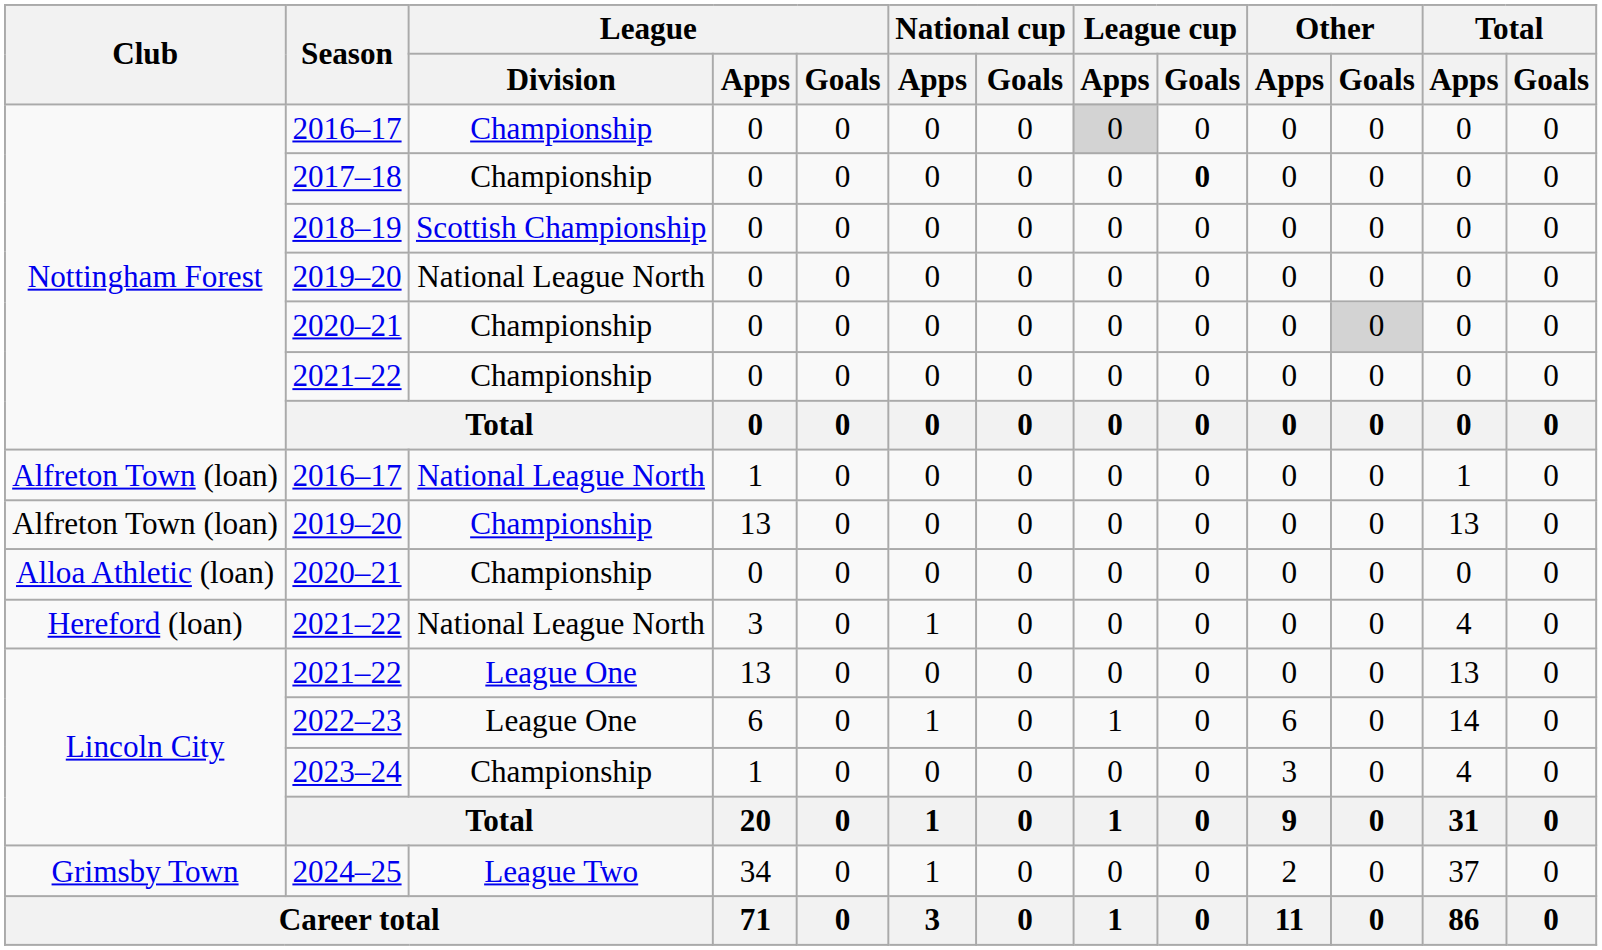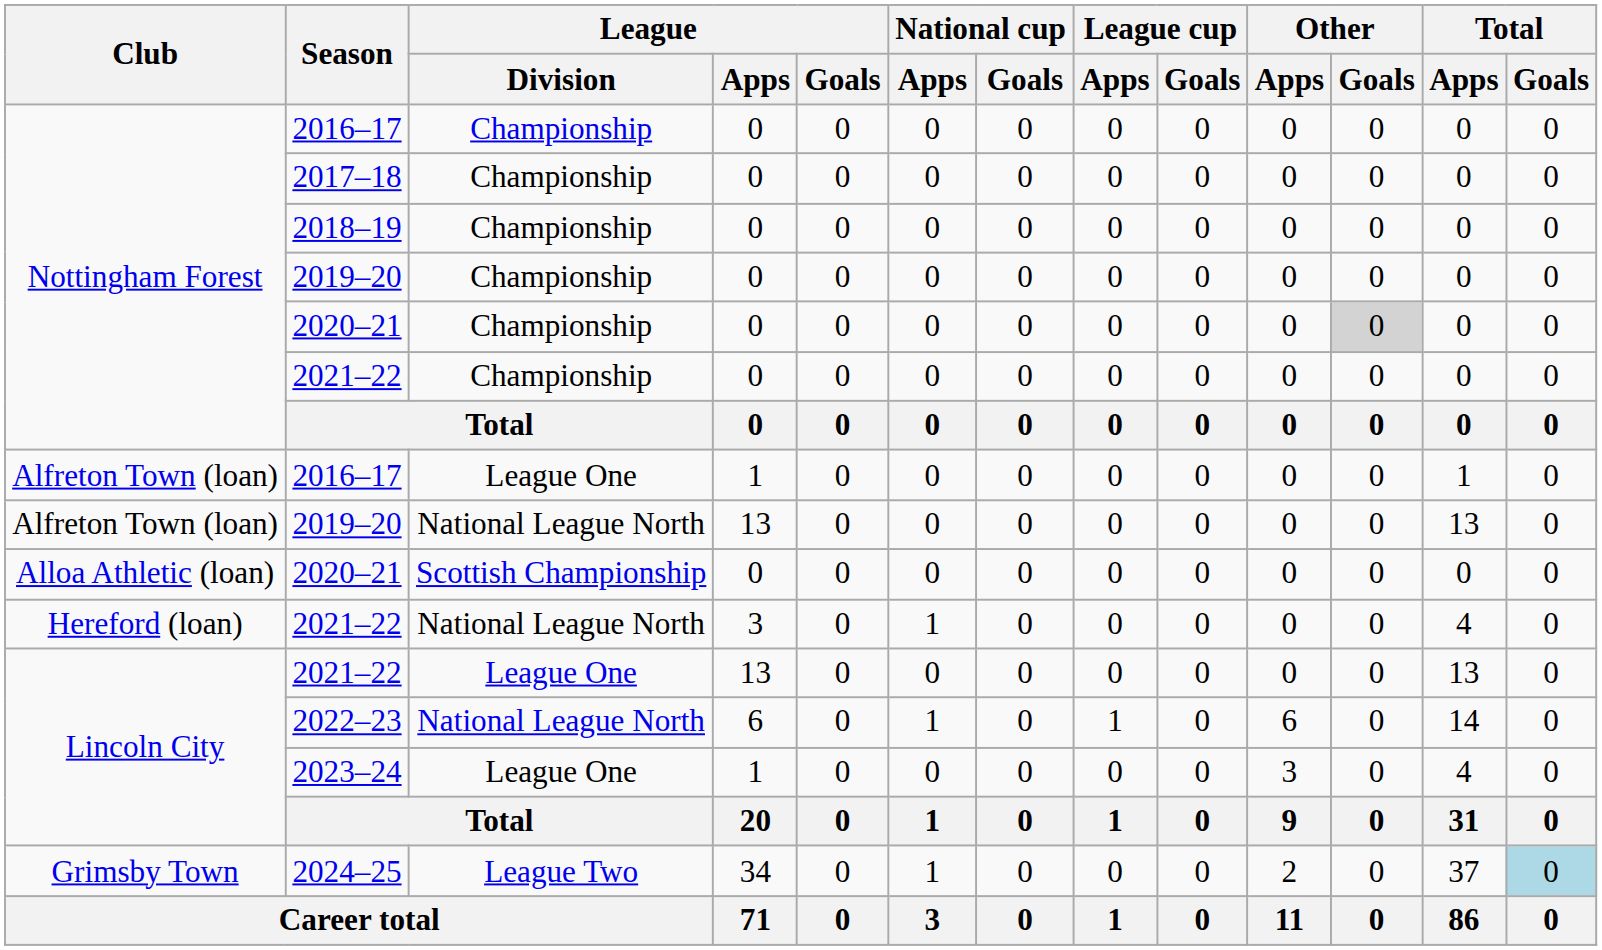(1115, 128) lightgrey background -> (1115, 128) no background
(1202, 177) bold -> (1202, 177) normal
(561, 227) Scottish Championship -> (561, 227) Championship
(561, 276) National League North -> (561, 276) Championship
(561, 474) National League North -> (561, 474) League One
(561, 524) Championship -> (561, 524) National League North
(561, 573) Championship -> (561, 573) Scottish Championship
(561, 721) League One -> (561, 721) National League North
(561, 771) Championship -> (561, 771) League One
(1551, 870) no background -> (1551, 870) lightblue background
